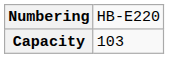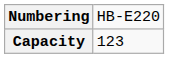(110, 41) 103 -> (110, 41) 123
